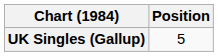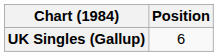(181, 39) 5 -> (181, 39) 6
